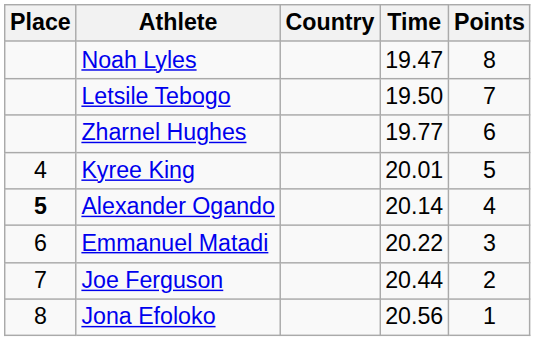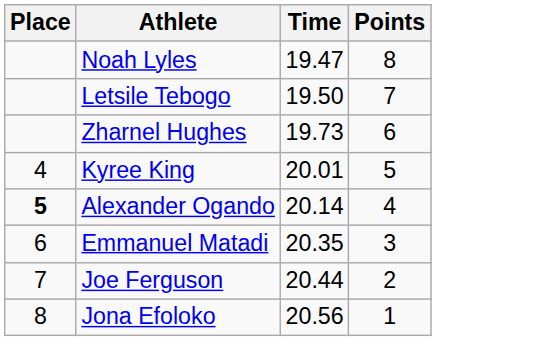- column: (330, 22)
(414, 133) 19.77 -> (315, 133) 19.73
(414, 243) 20.22 -> (315, 243) 20.35
